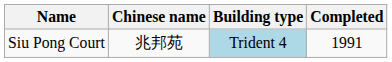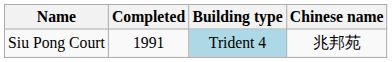columns swapped: (159, 16) <-> (347, 16)
